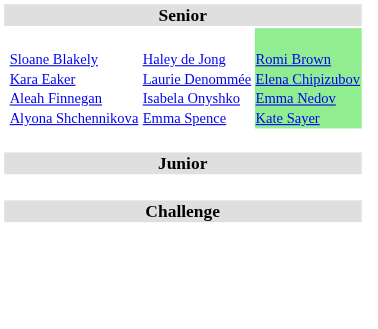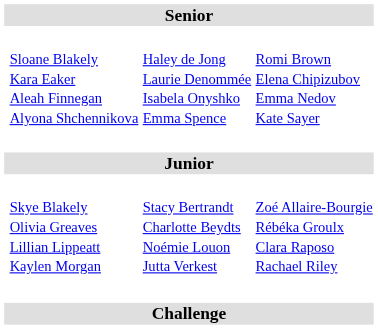(308, 89) lightgreen background -> (308, 89) no background
+ row: (55, 237)
